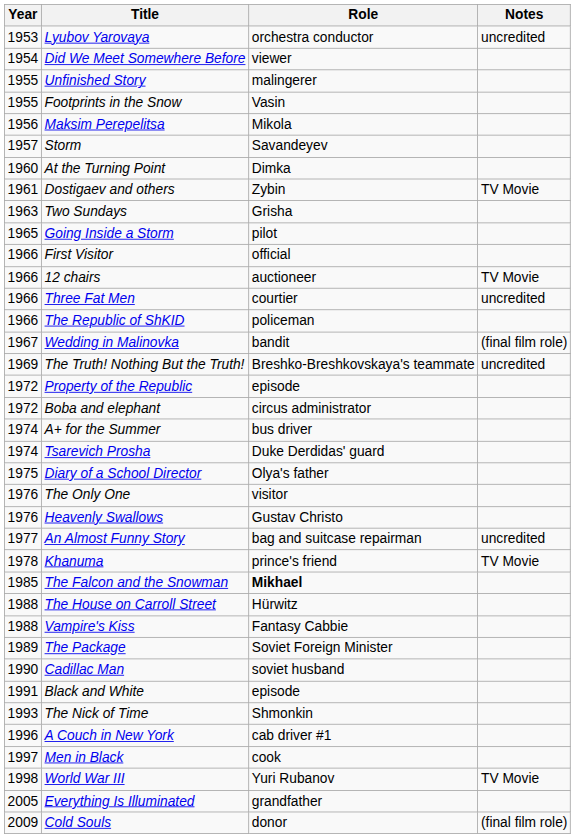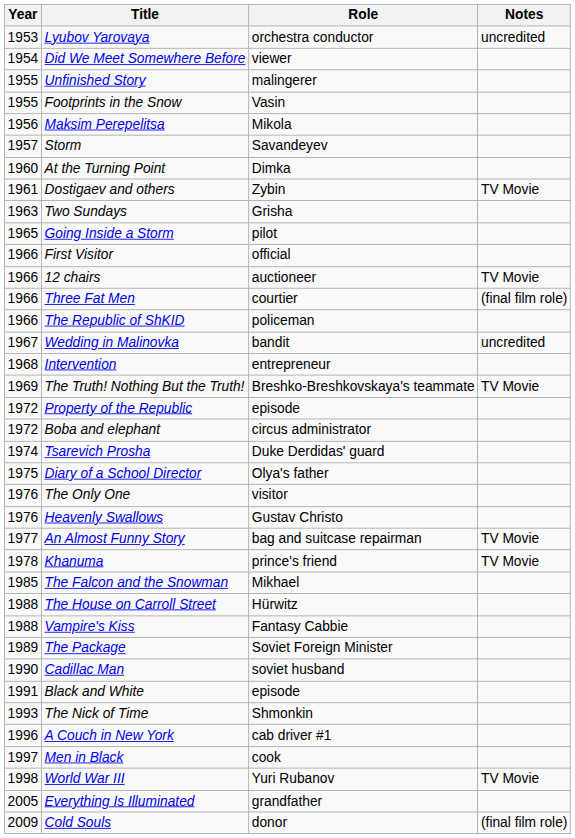(513, 299) uncredited -> (524, 299) (final film role)
(524, 342) (final film role) -> (513, 342) uncredited
+ row: (81, 364)
(513, 364) uncredited -> (510, 386) TV Movie
- row: (102, 430)
(513, 539) uncredited -> (510, 539) TV Movie
(277, 582) bold -> (275, 582) normal
